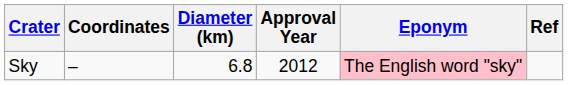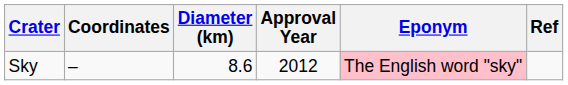(240, 65) 6.8 -> (240, 65) 8.6
